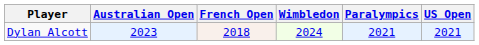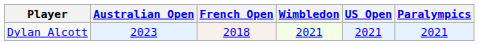columns swapped: (448, 14) <-> (382, 14)
(309, 32) 2024 -> (309, 32) 2021
